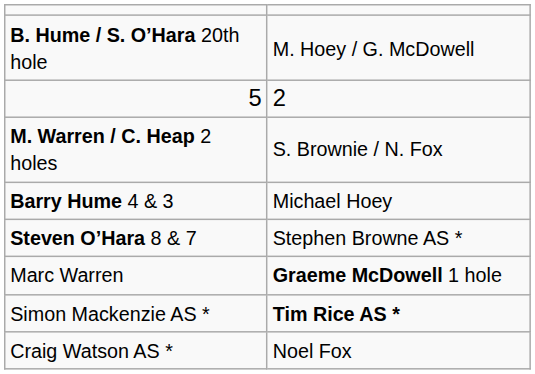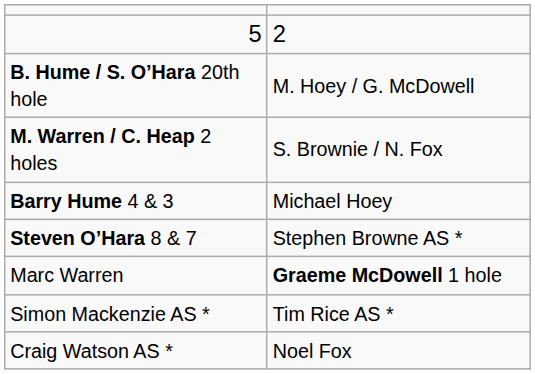rows swapped: (255, 98) <-> (125, 48)
(336, 312) bold -> (333, 314) normal
